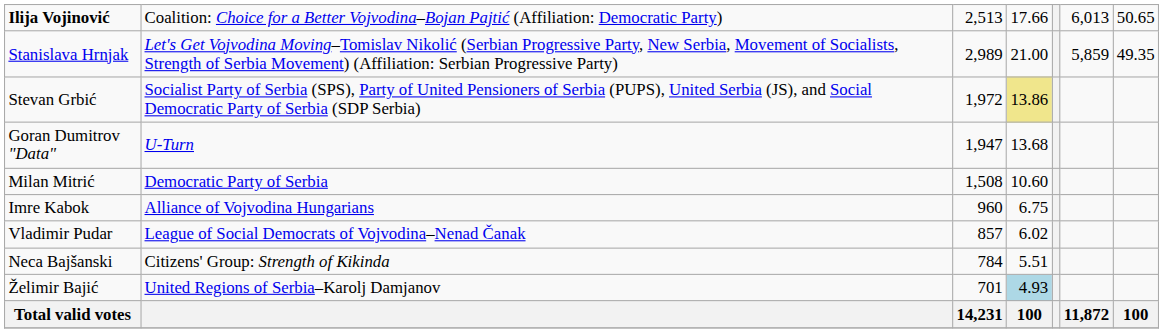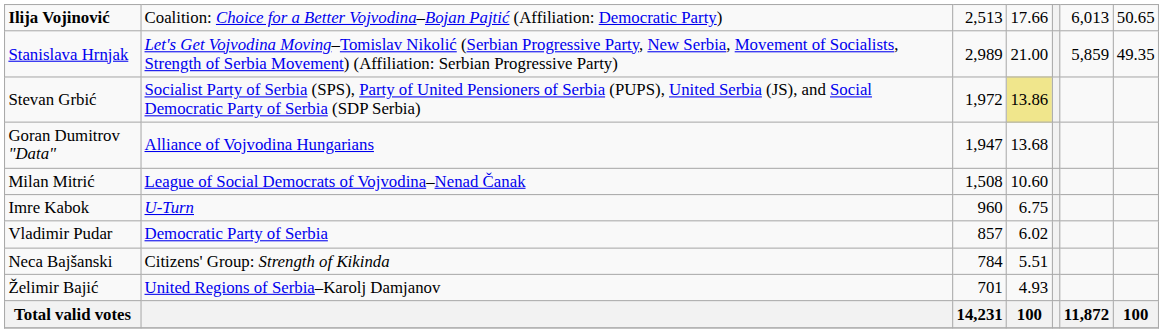(169, 145) U-Turn -> (259, 145) Alliance of Vojvodina Hungarians
(236, 181) Democratic Party of Serbia -> (335, 181) League of Social Democrats of Vojvodina–Nenad Čanak
(259, 207) Alliance of Vojvodina Hungarians -> (169, 207) U-Turn
(335, 234) League of Social Democrats of Vojvodina–Nenad Čanak -> (236, 234) Democratic Party of Serbia
(1034, 287) lightblue background -> (1034, 287) no background
